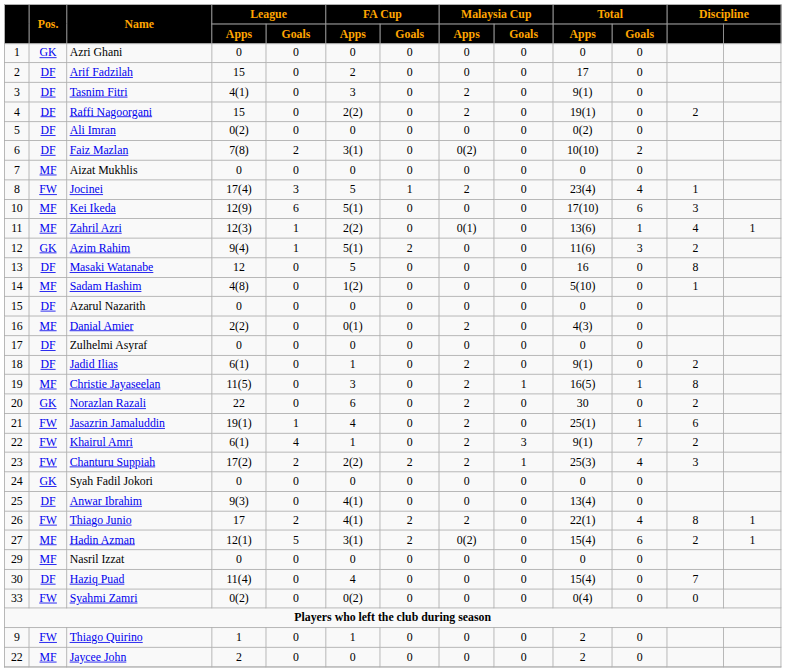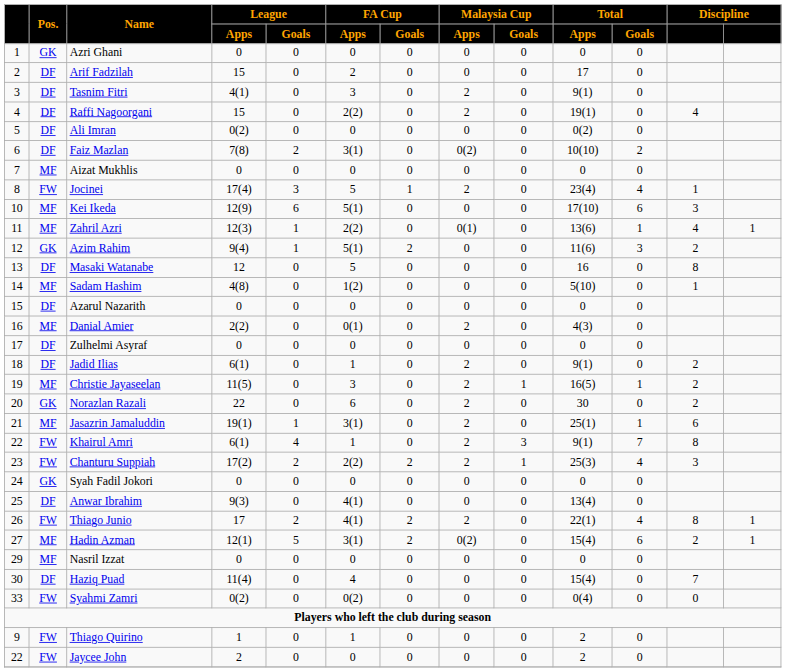(695, 112) 2 -> (695, 112) 4
(695, 384) 8 -> (695, 384) 2
(48, 423) FW -> (48, 423) MF
(353, 423) 4 -> (353, 423) 3(1)
(695, 443) 2 -> (695, 443) 8
(48, 657) MF -> (48, 657) FW
